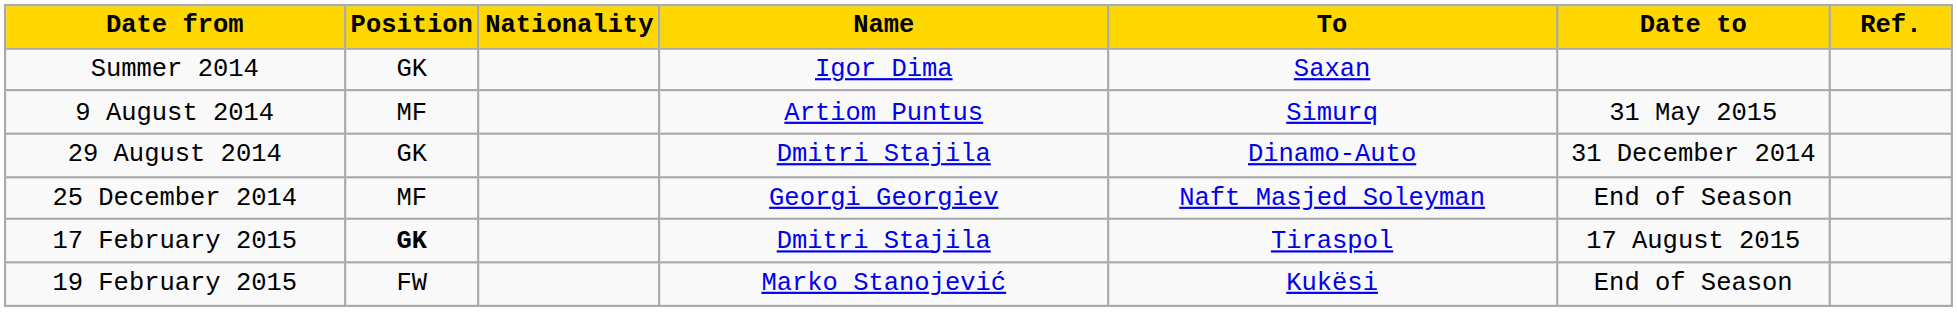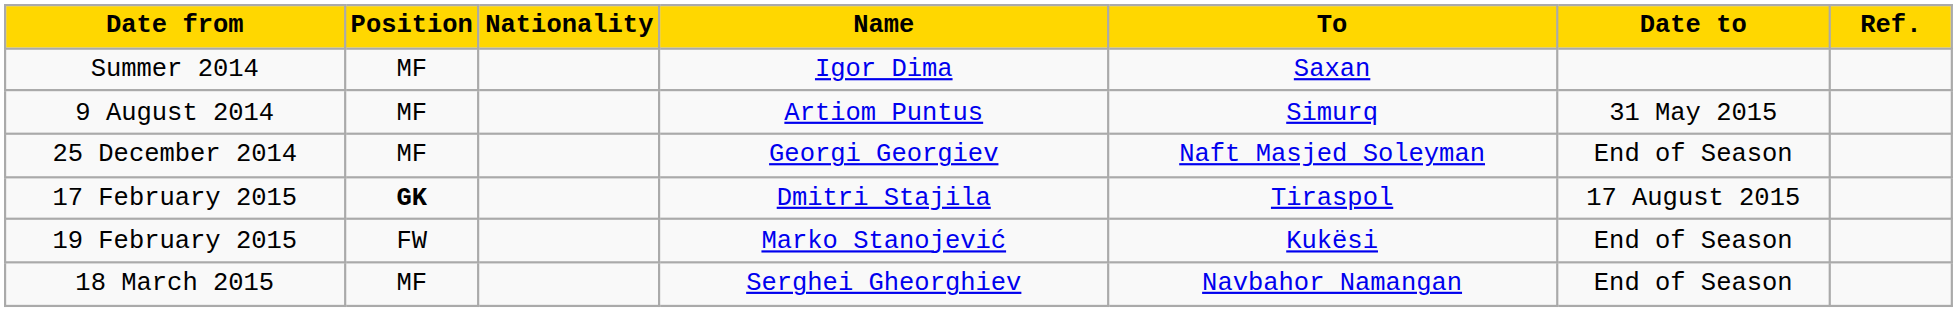(412, 69) GK -> (412, 69) MF
- row: (175, 155)
+ row: (175, 283)
